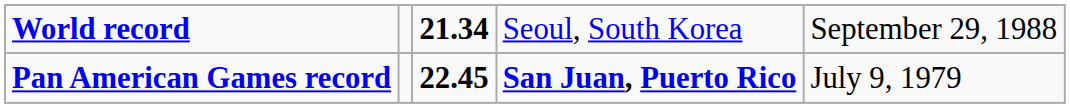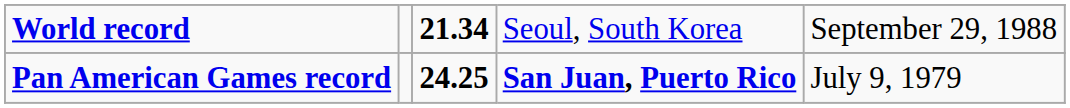(454, 77) 22.45 -> (454, 77) 24.25
